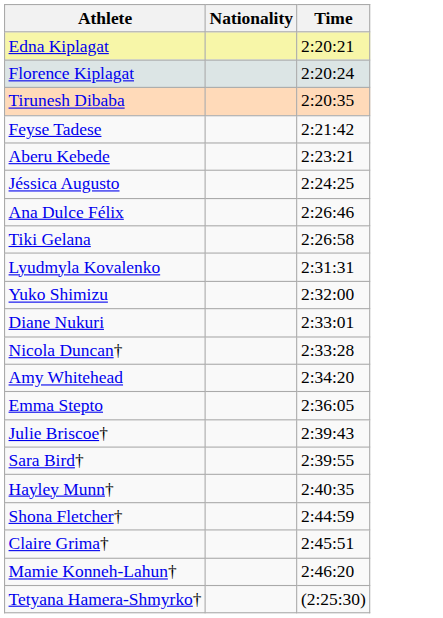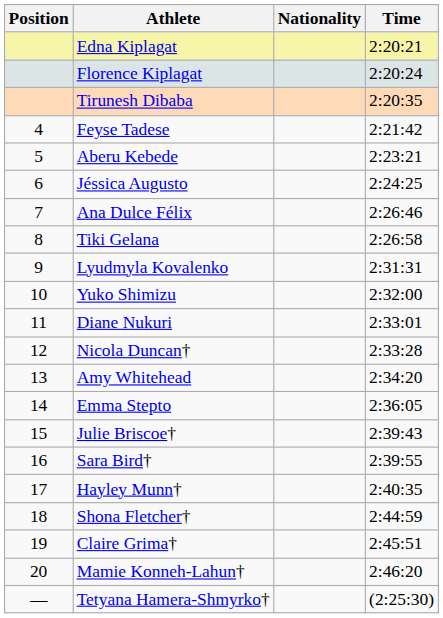+ column: (39, 18)
